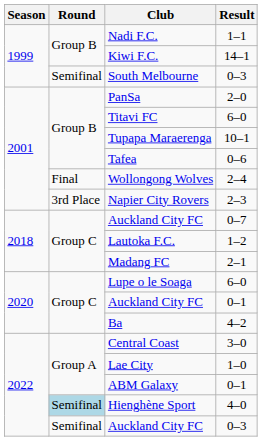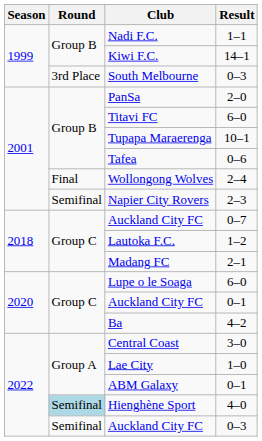(77, 76) Semifinal -> (76, 76) 3rd Place
(76, 199) 3rd Place -> (77, 199) Semifinal
